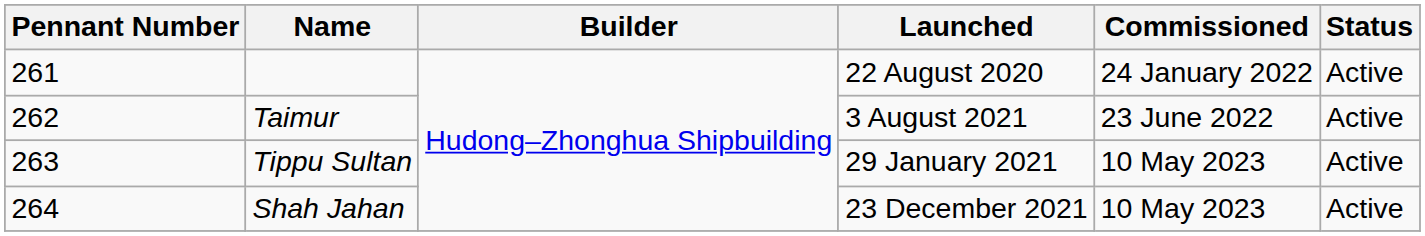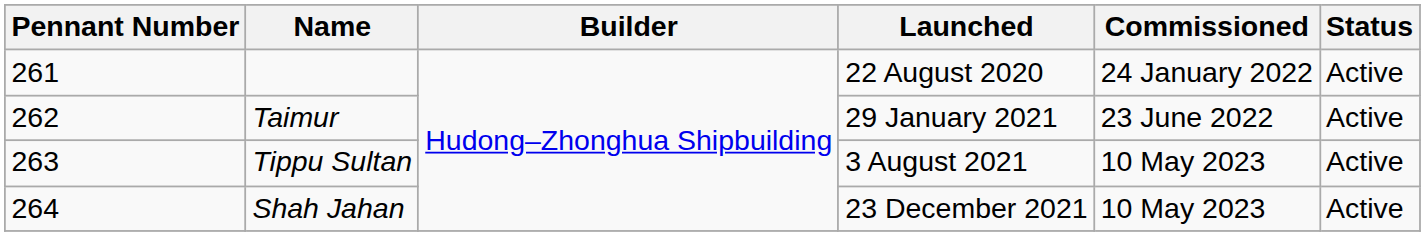(936, 117) 3 August 2021 -> (951, 117) 29 January 2021
(951, 162) 29 January 2021 -> (936, 162) 3 August 2021
